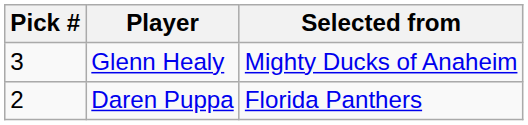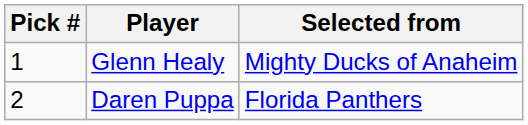(17, 61) 3 -> (17, 61) 1
